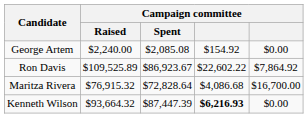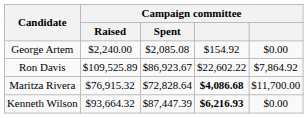(222, 86) normal -> (222, 86) bold
(276, 86) $16,700.00 -> (276, 86) $11,700.00
